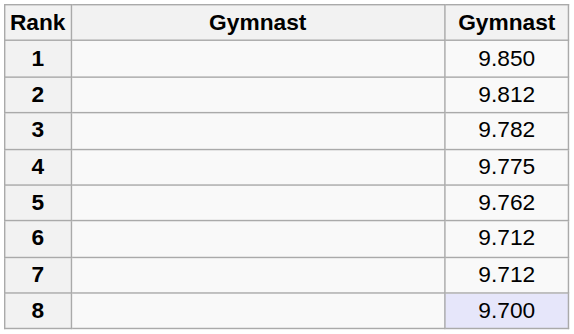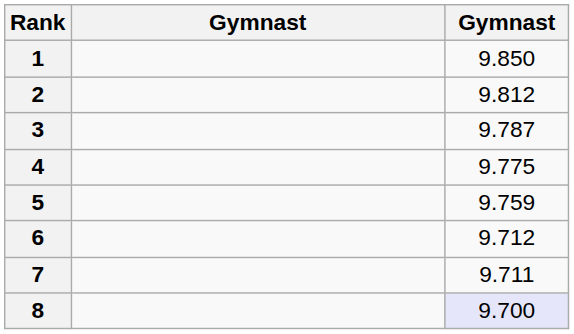(507, 130) 9.782 -> (507, 130) 9.787
(507, 202) 9.762 -> (507, 202) 9.759
(507, 274) 9.712 -> (507, 274) 9.711
